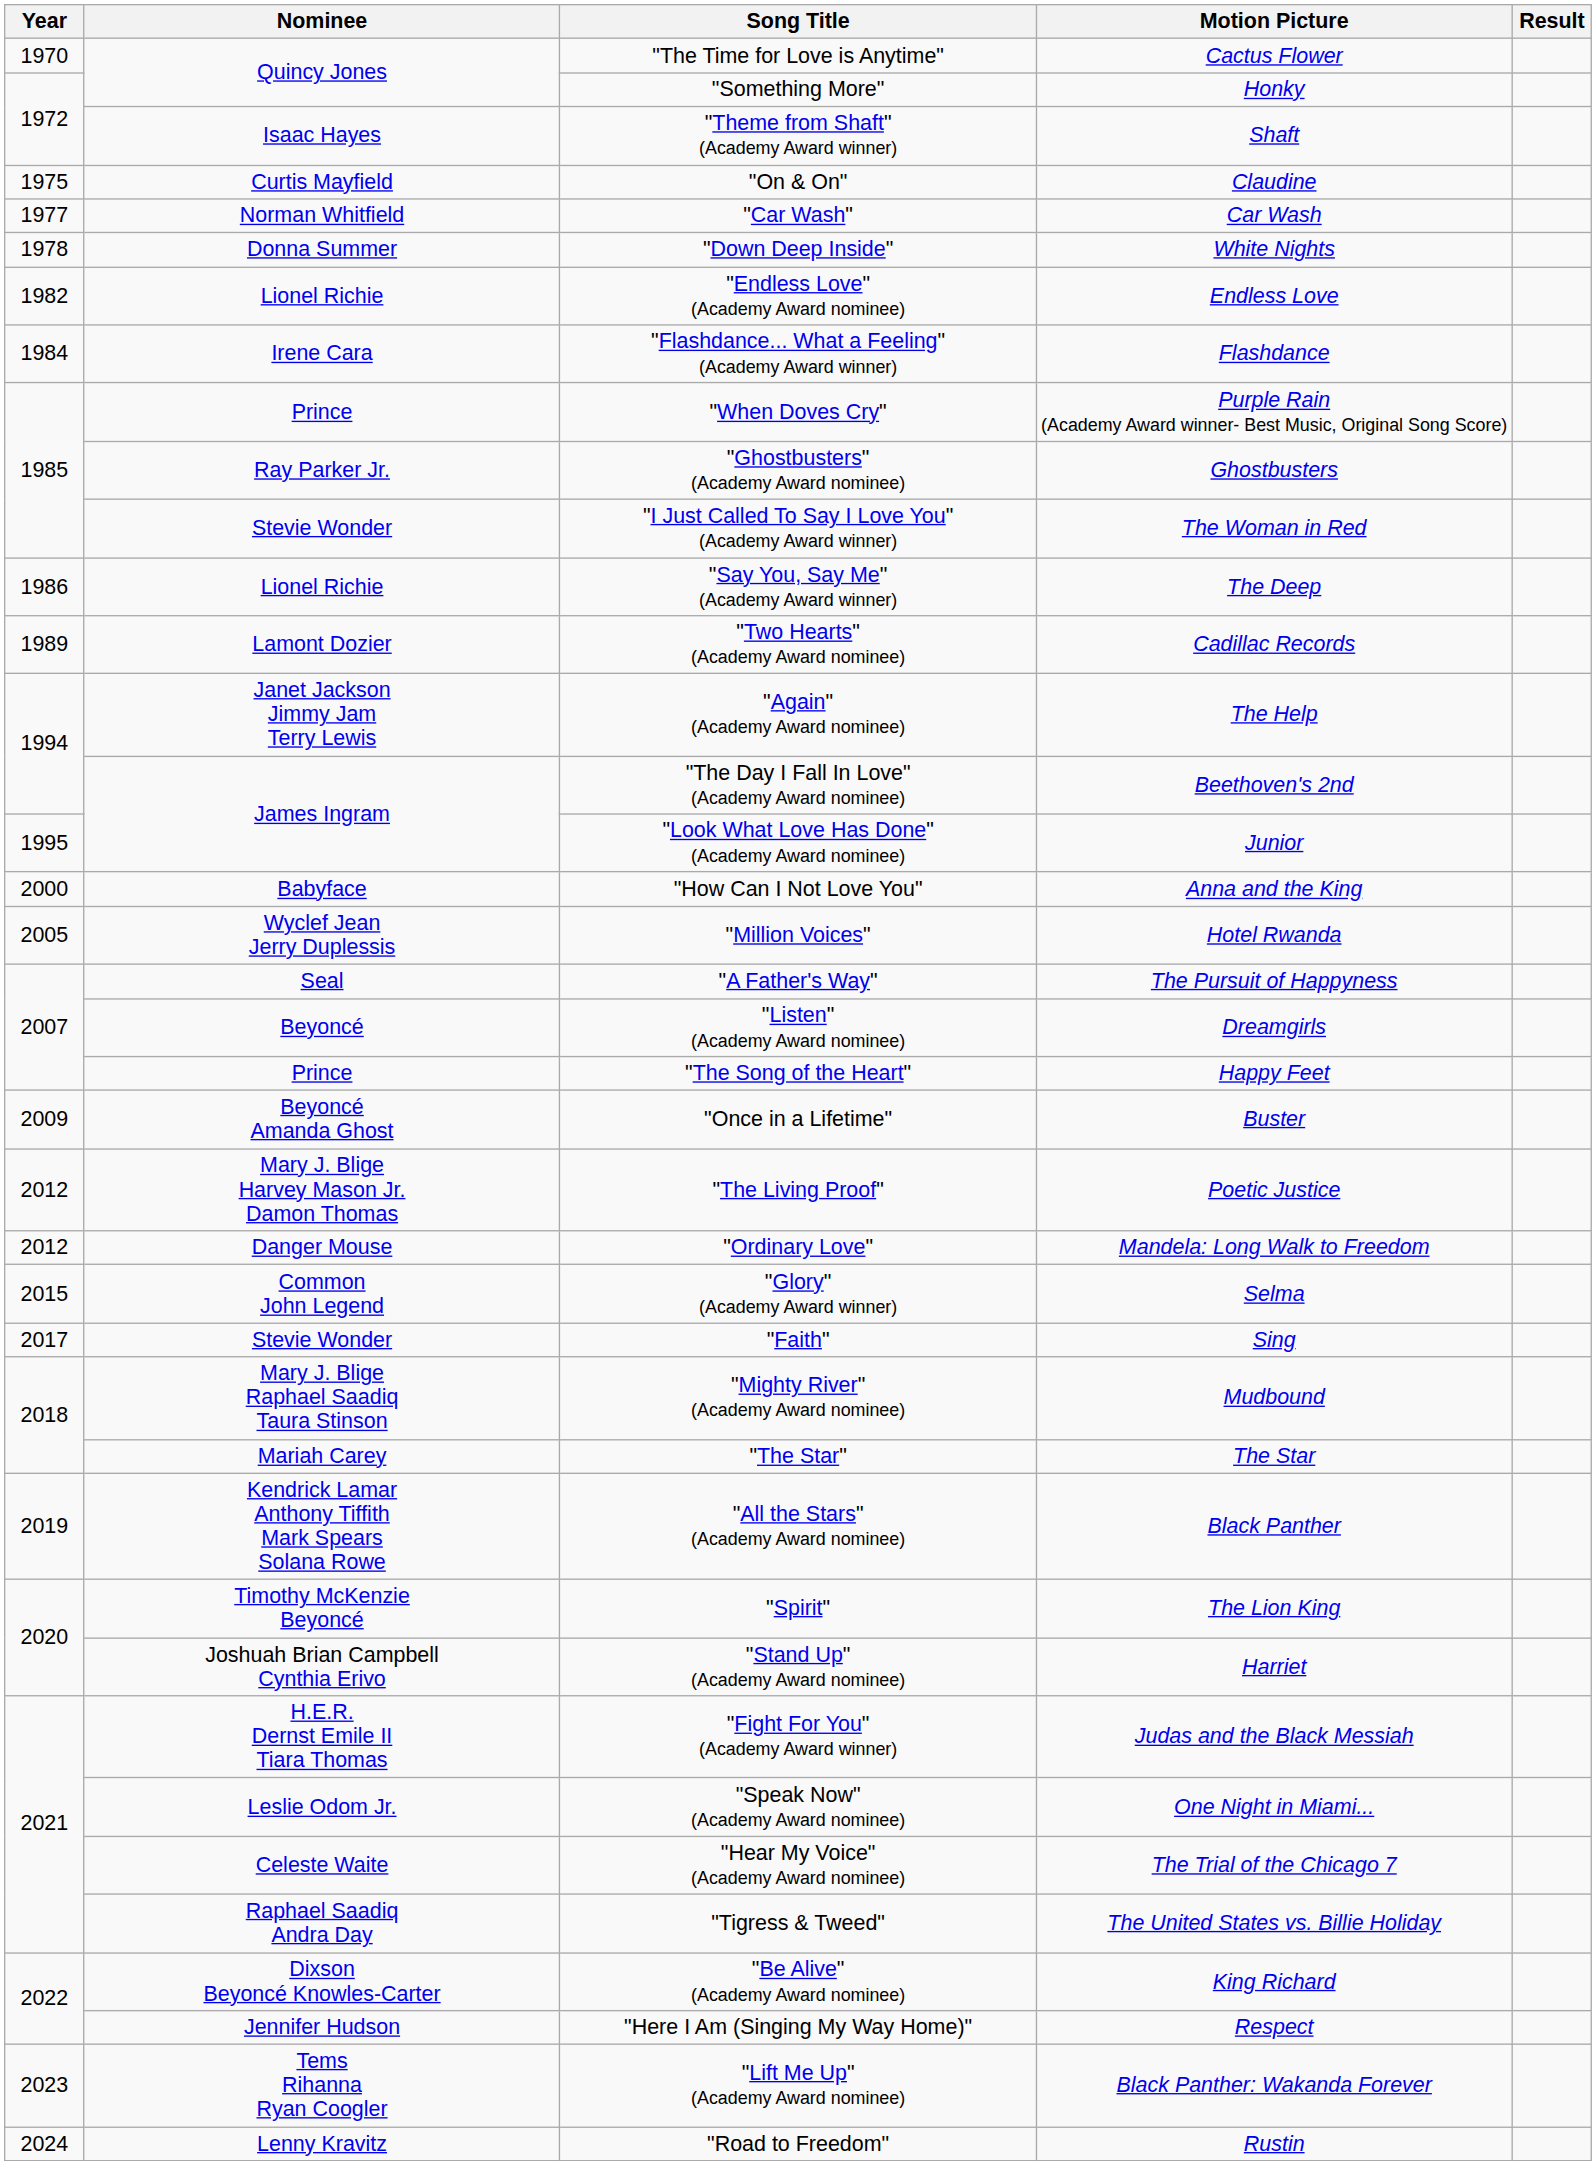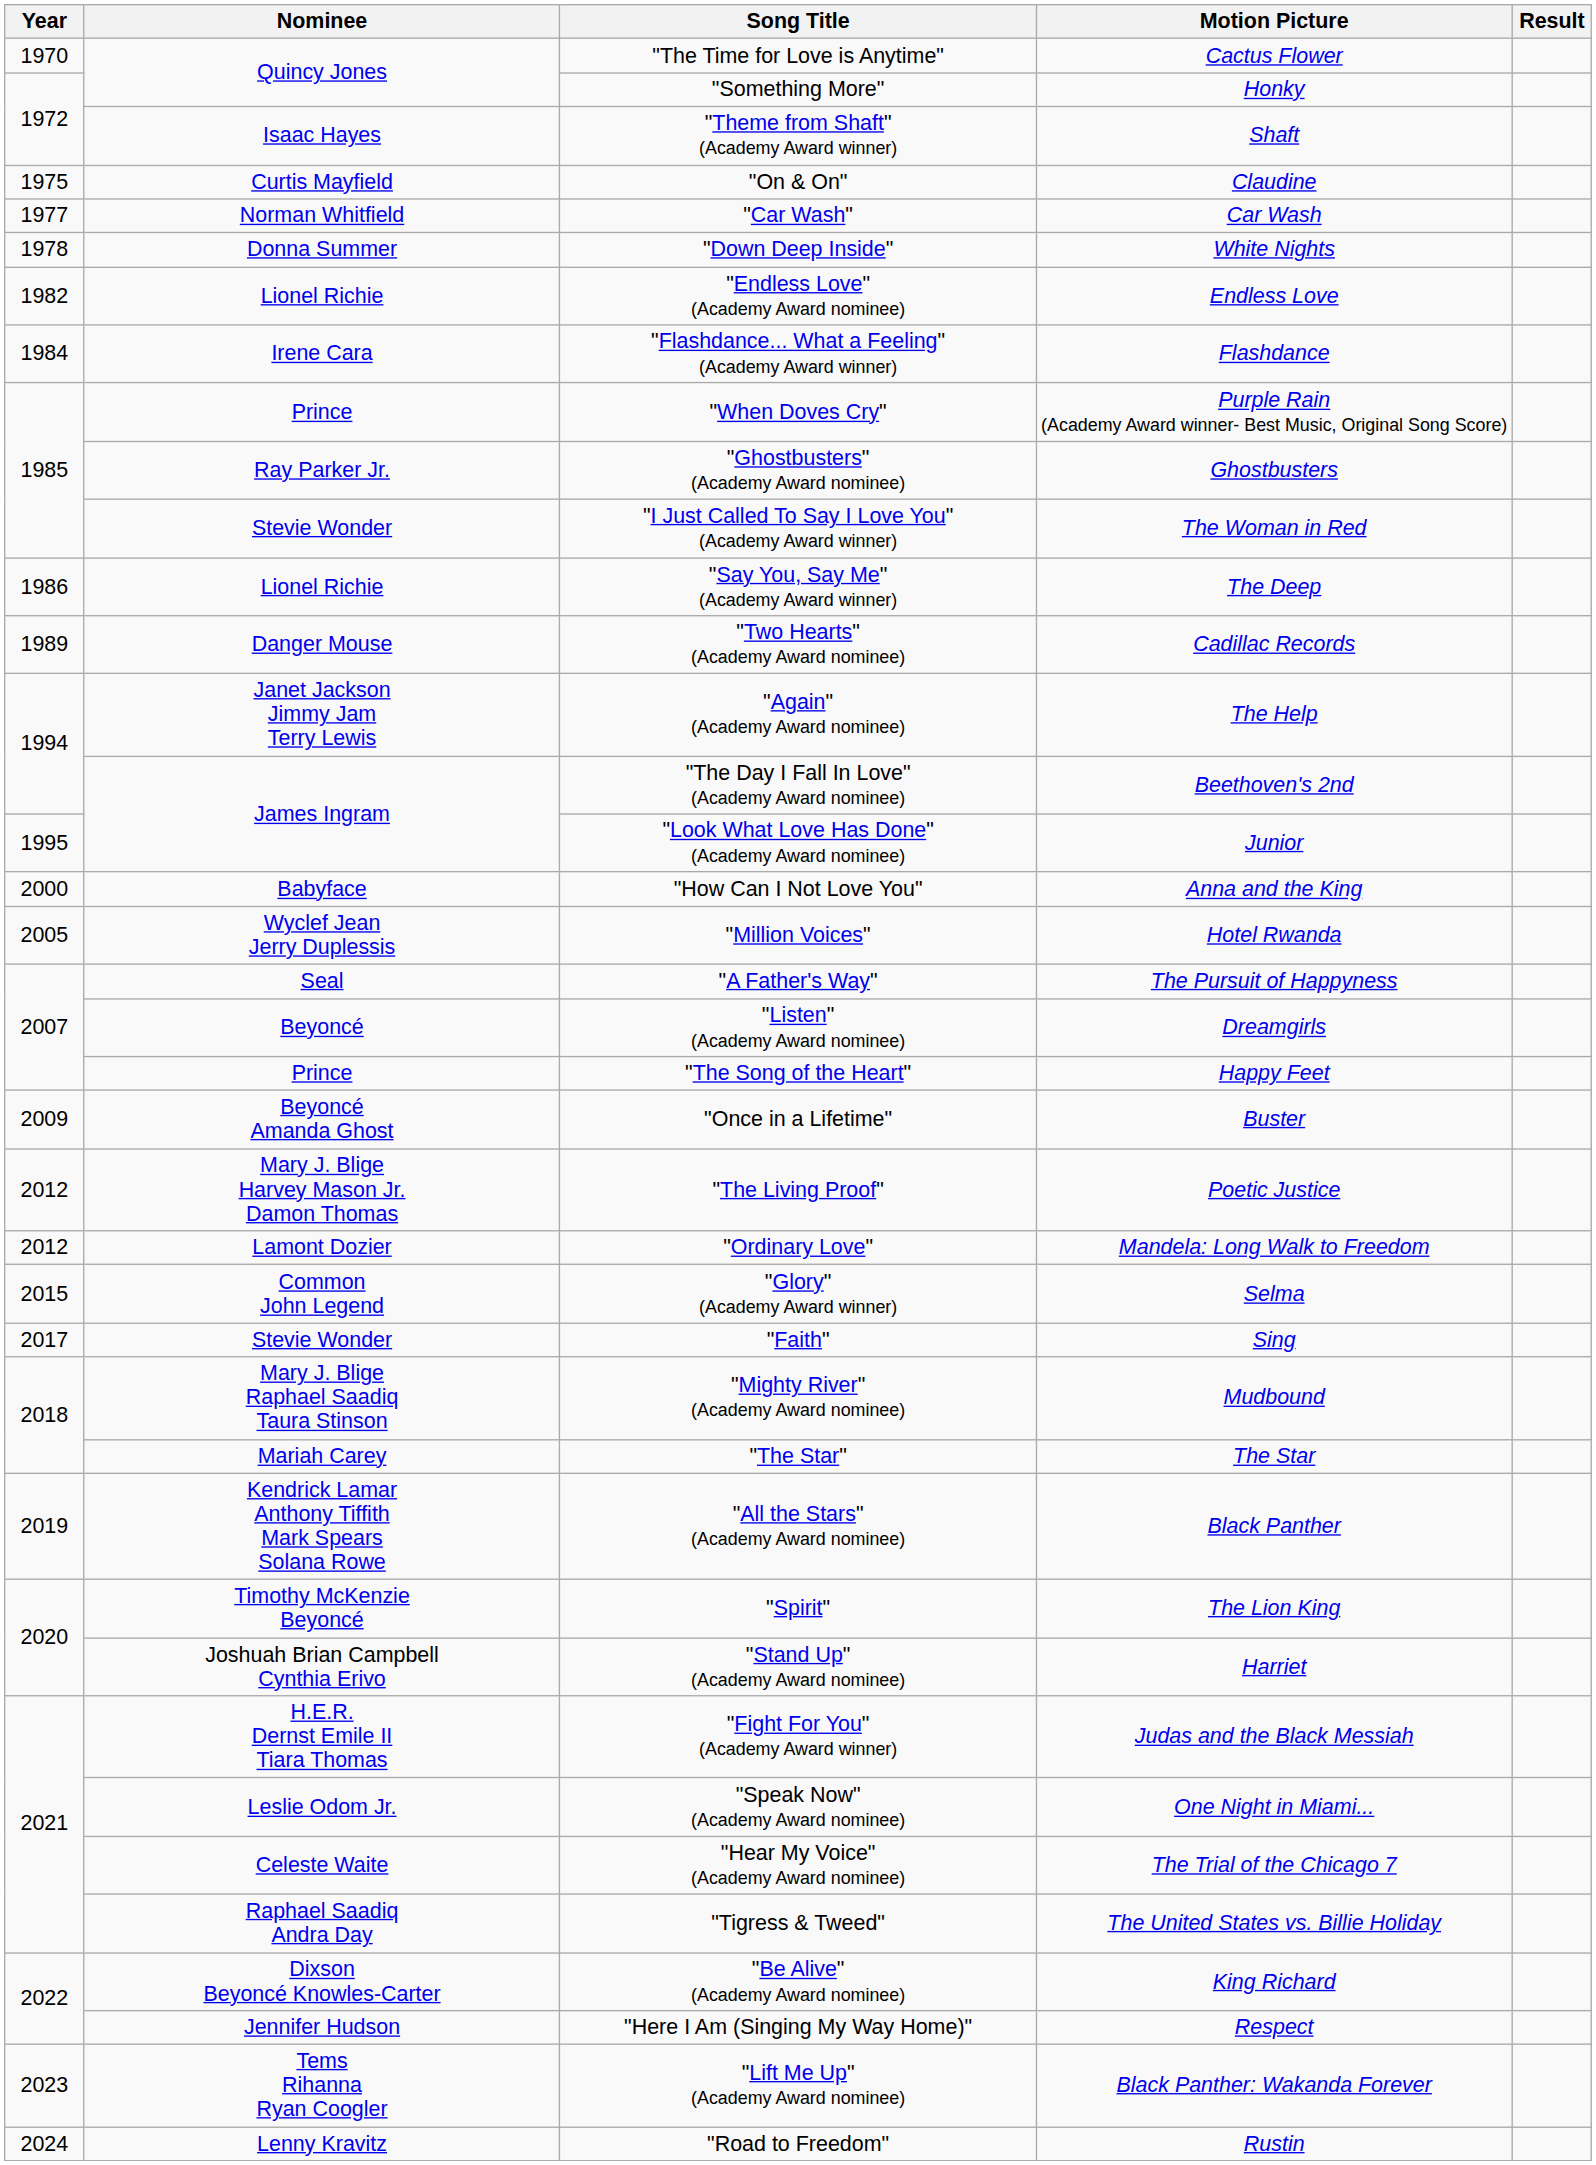(322, 644) Lamont Dozier -> (322, 644) Danger Mouse
(322, 1247) Danger Mouse -> (322, 1247) Lamont Dozier
